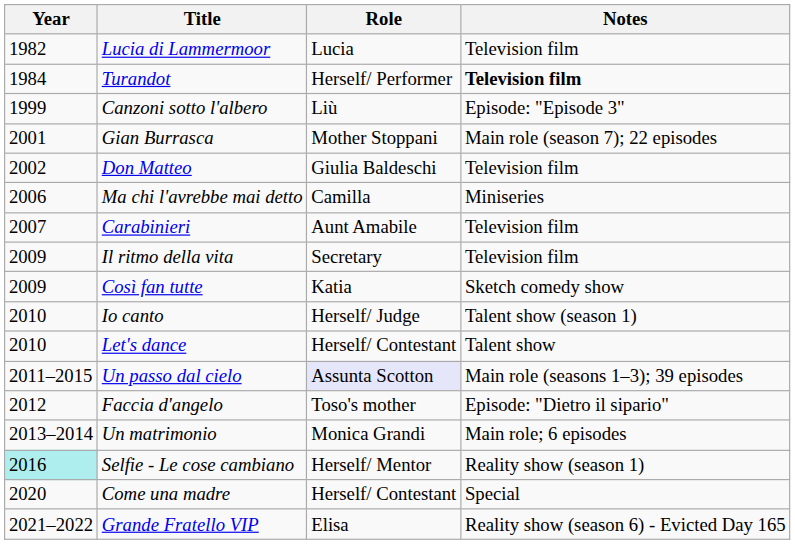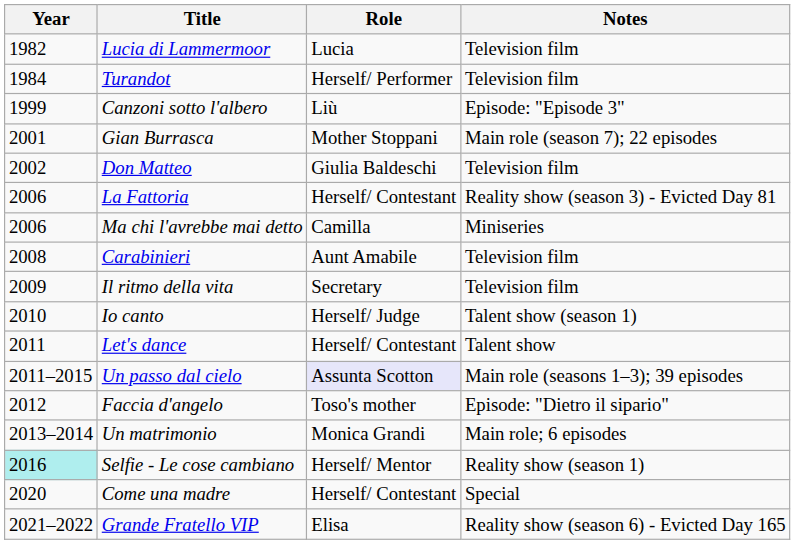(523, 78) bold -> (522, 78) normal
+ row: (145, 197)
(28, 227) 2007 -> (28, 256) 2008
- row: (152, 286)
(28, 345) 2010 -> (27, 345) 2011
